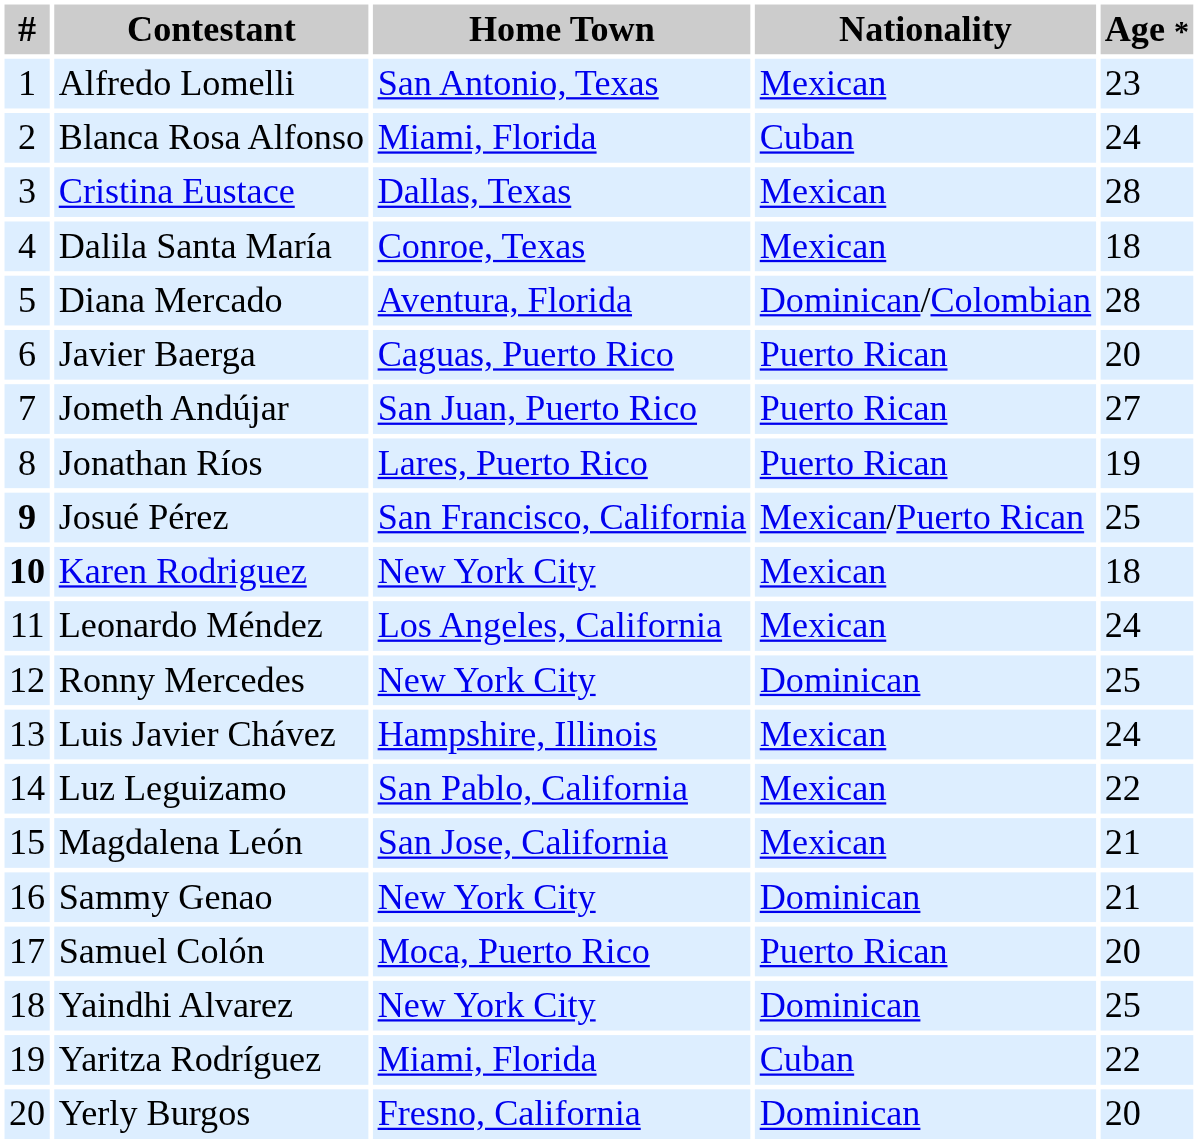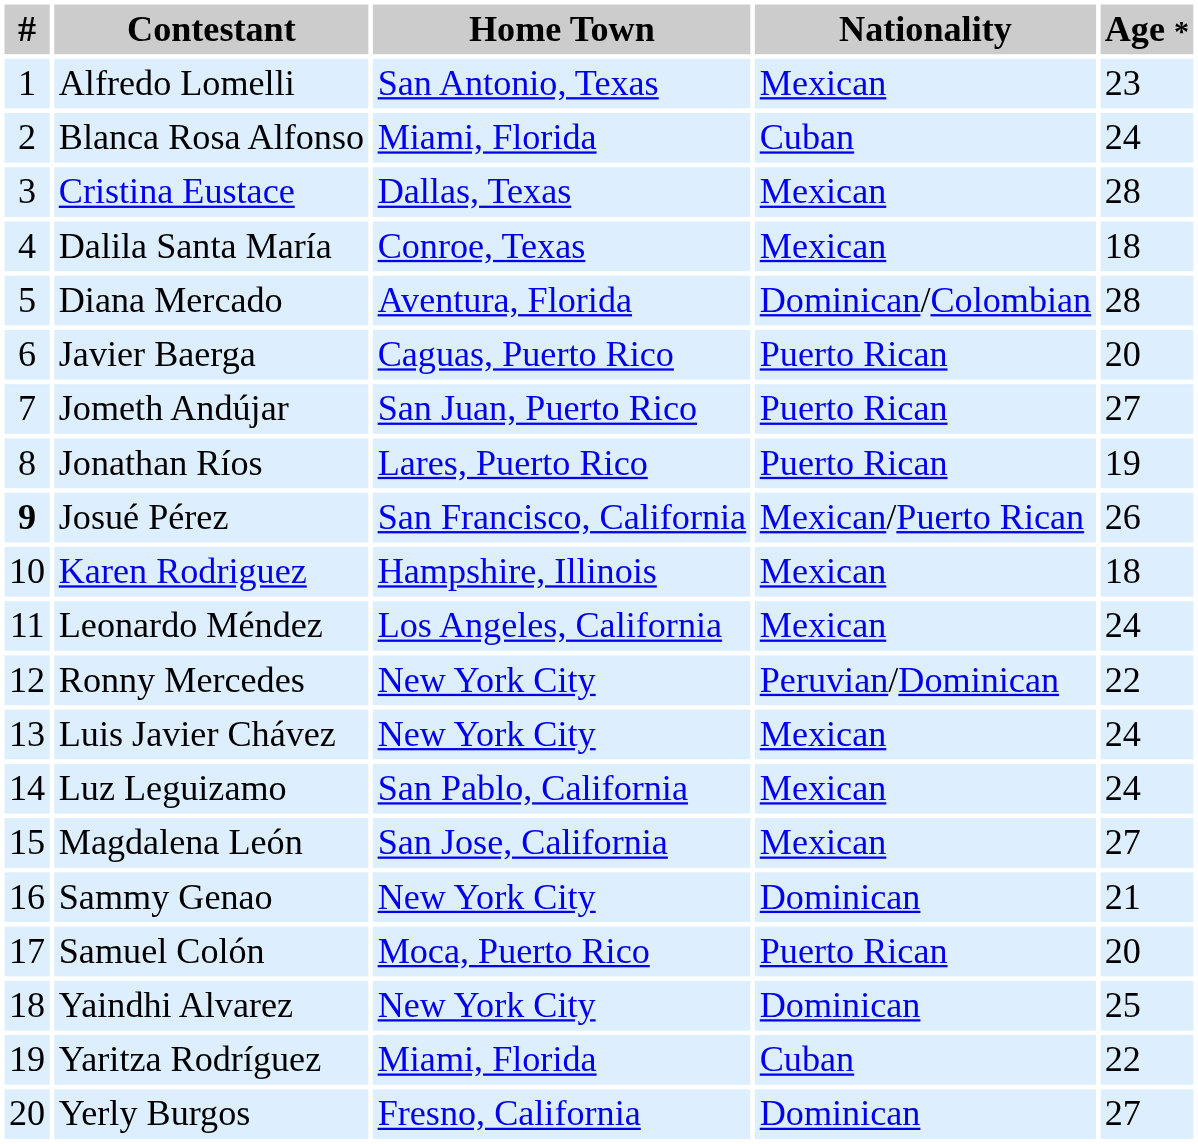(1123, 516) 25 -> (1123, 516) 26
(27, 571) bold -> (27, 571) normal
(487, 571) New York City -> (517, 571) Hampshire, Illinois
(840, 679) Dominican -> (909, 679) Peruvian/Dominican
(1123, 679) 25 -> (1123, 679) 22
(517, 733) Hampshire, Illinois -> (487, 733) New York City
(1123, 788) 22 -> (1123, 788) 24
(1123, 842) 21 -> (1123, 842) 27
(1123, 1113) 20 -> (1123, 1113) 27
